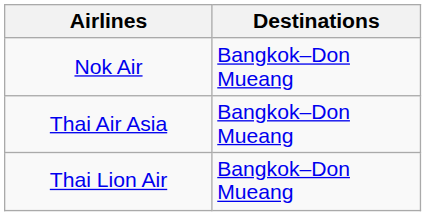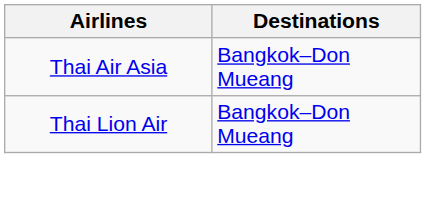- row: (109, 66)
